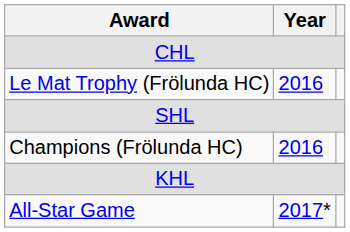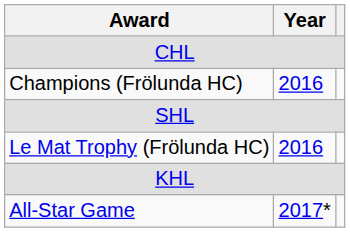rows swapped: (126, 147) <-> (139, 83)
